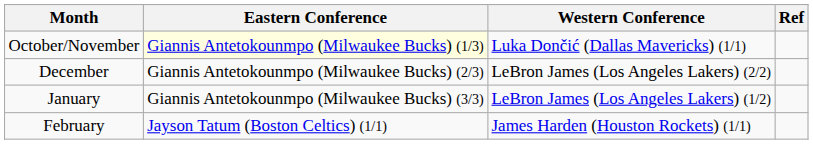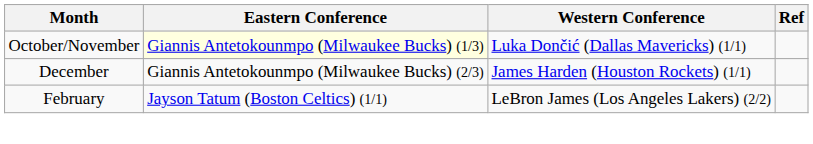(631, 71) LeBron James (Los Angeles Lakers) (2/2) -> (621, 71) James Harden (Houston Rockets) (1/1)
- row: (74, 98)
(621, 125) James Harden (Houston Rockets) (1/1) -> (631, 98) LeBron James (Los Angeles Lakers) (2/2)
